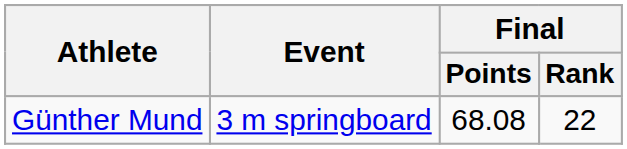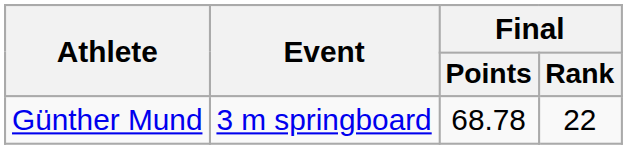(489, 121) 68.08 -> (489, 121) 68.78
